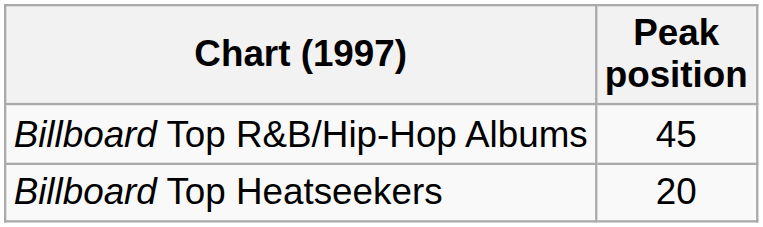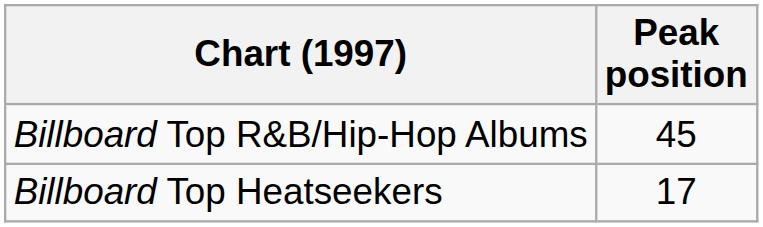(676, 191) 20 -> (676, 191) 17
